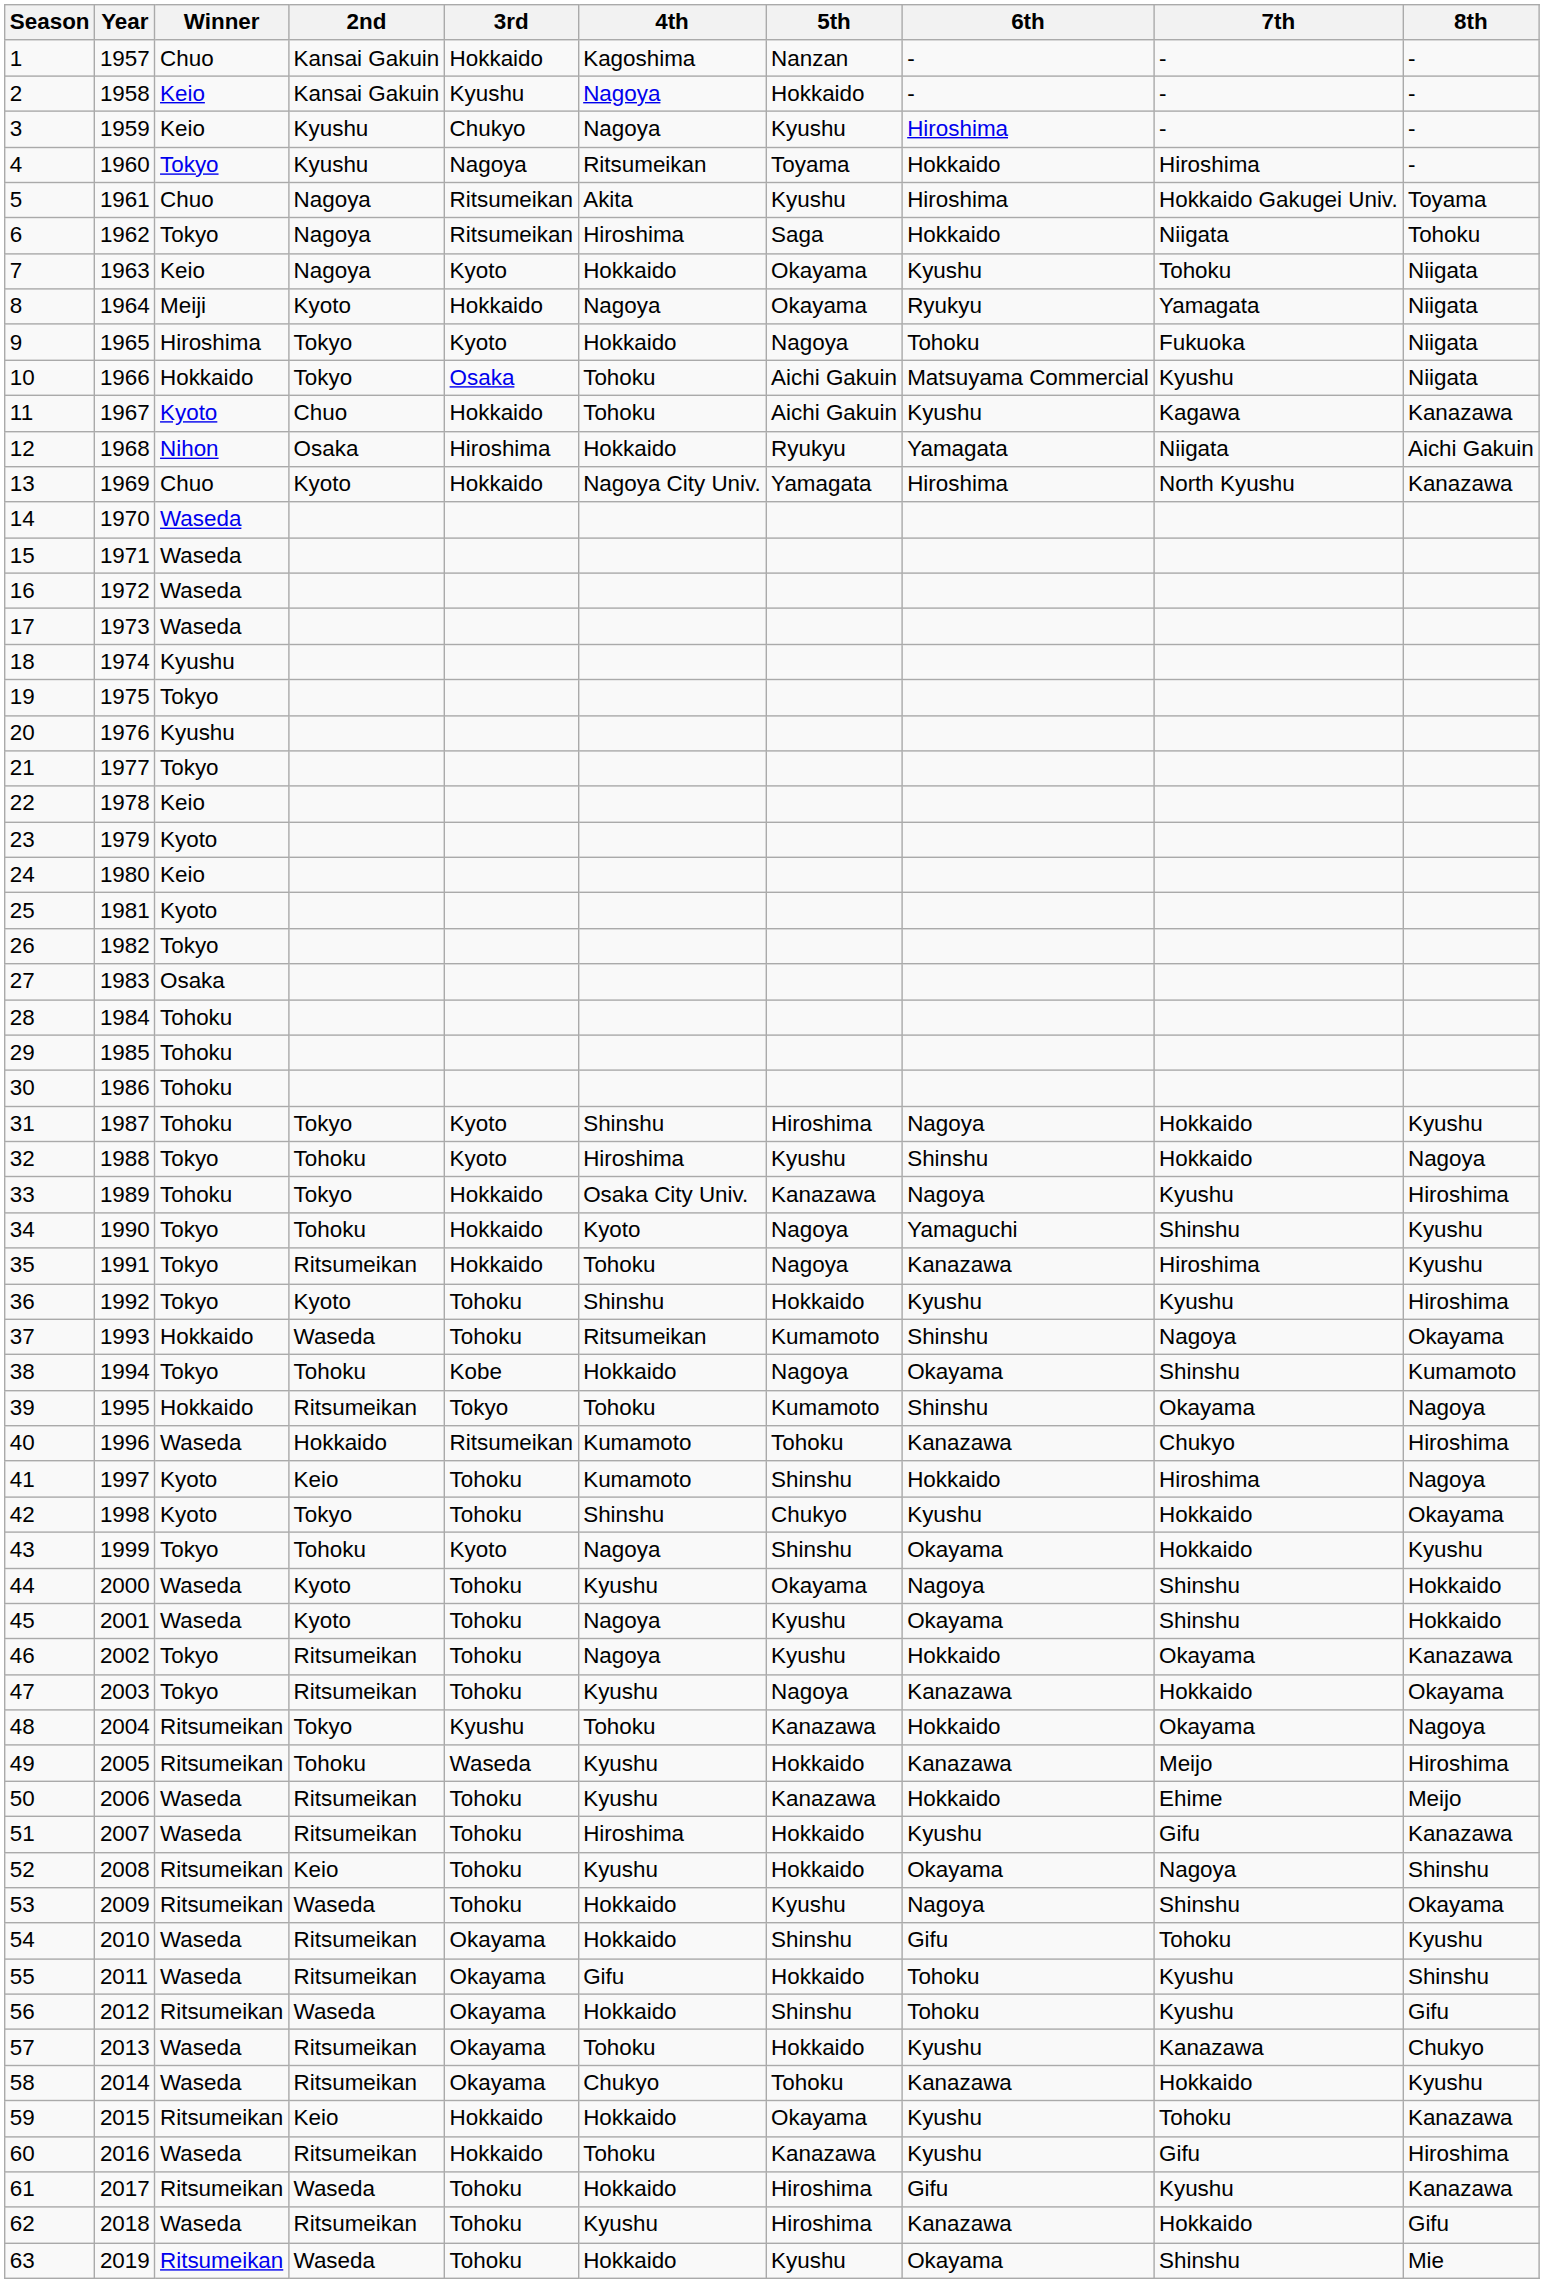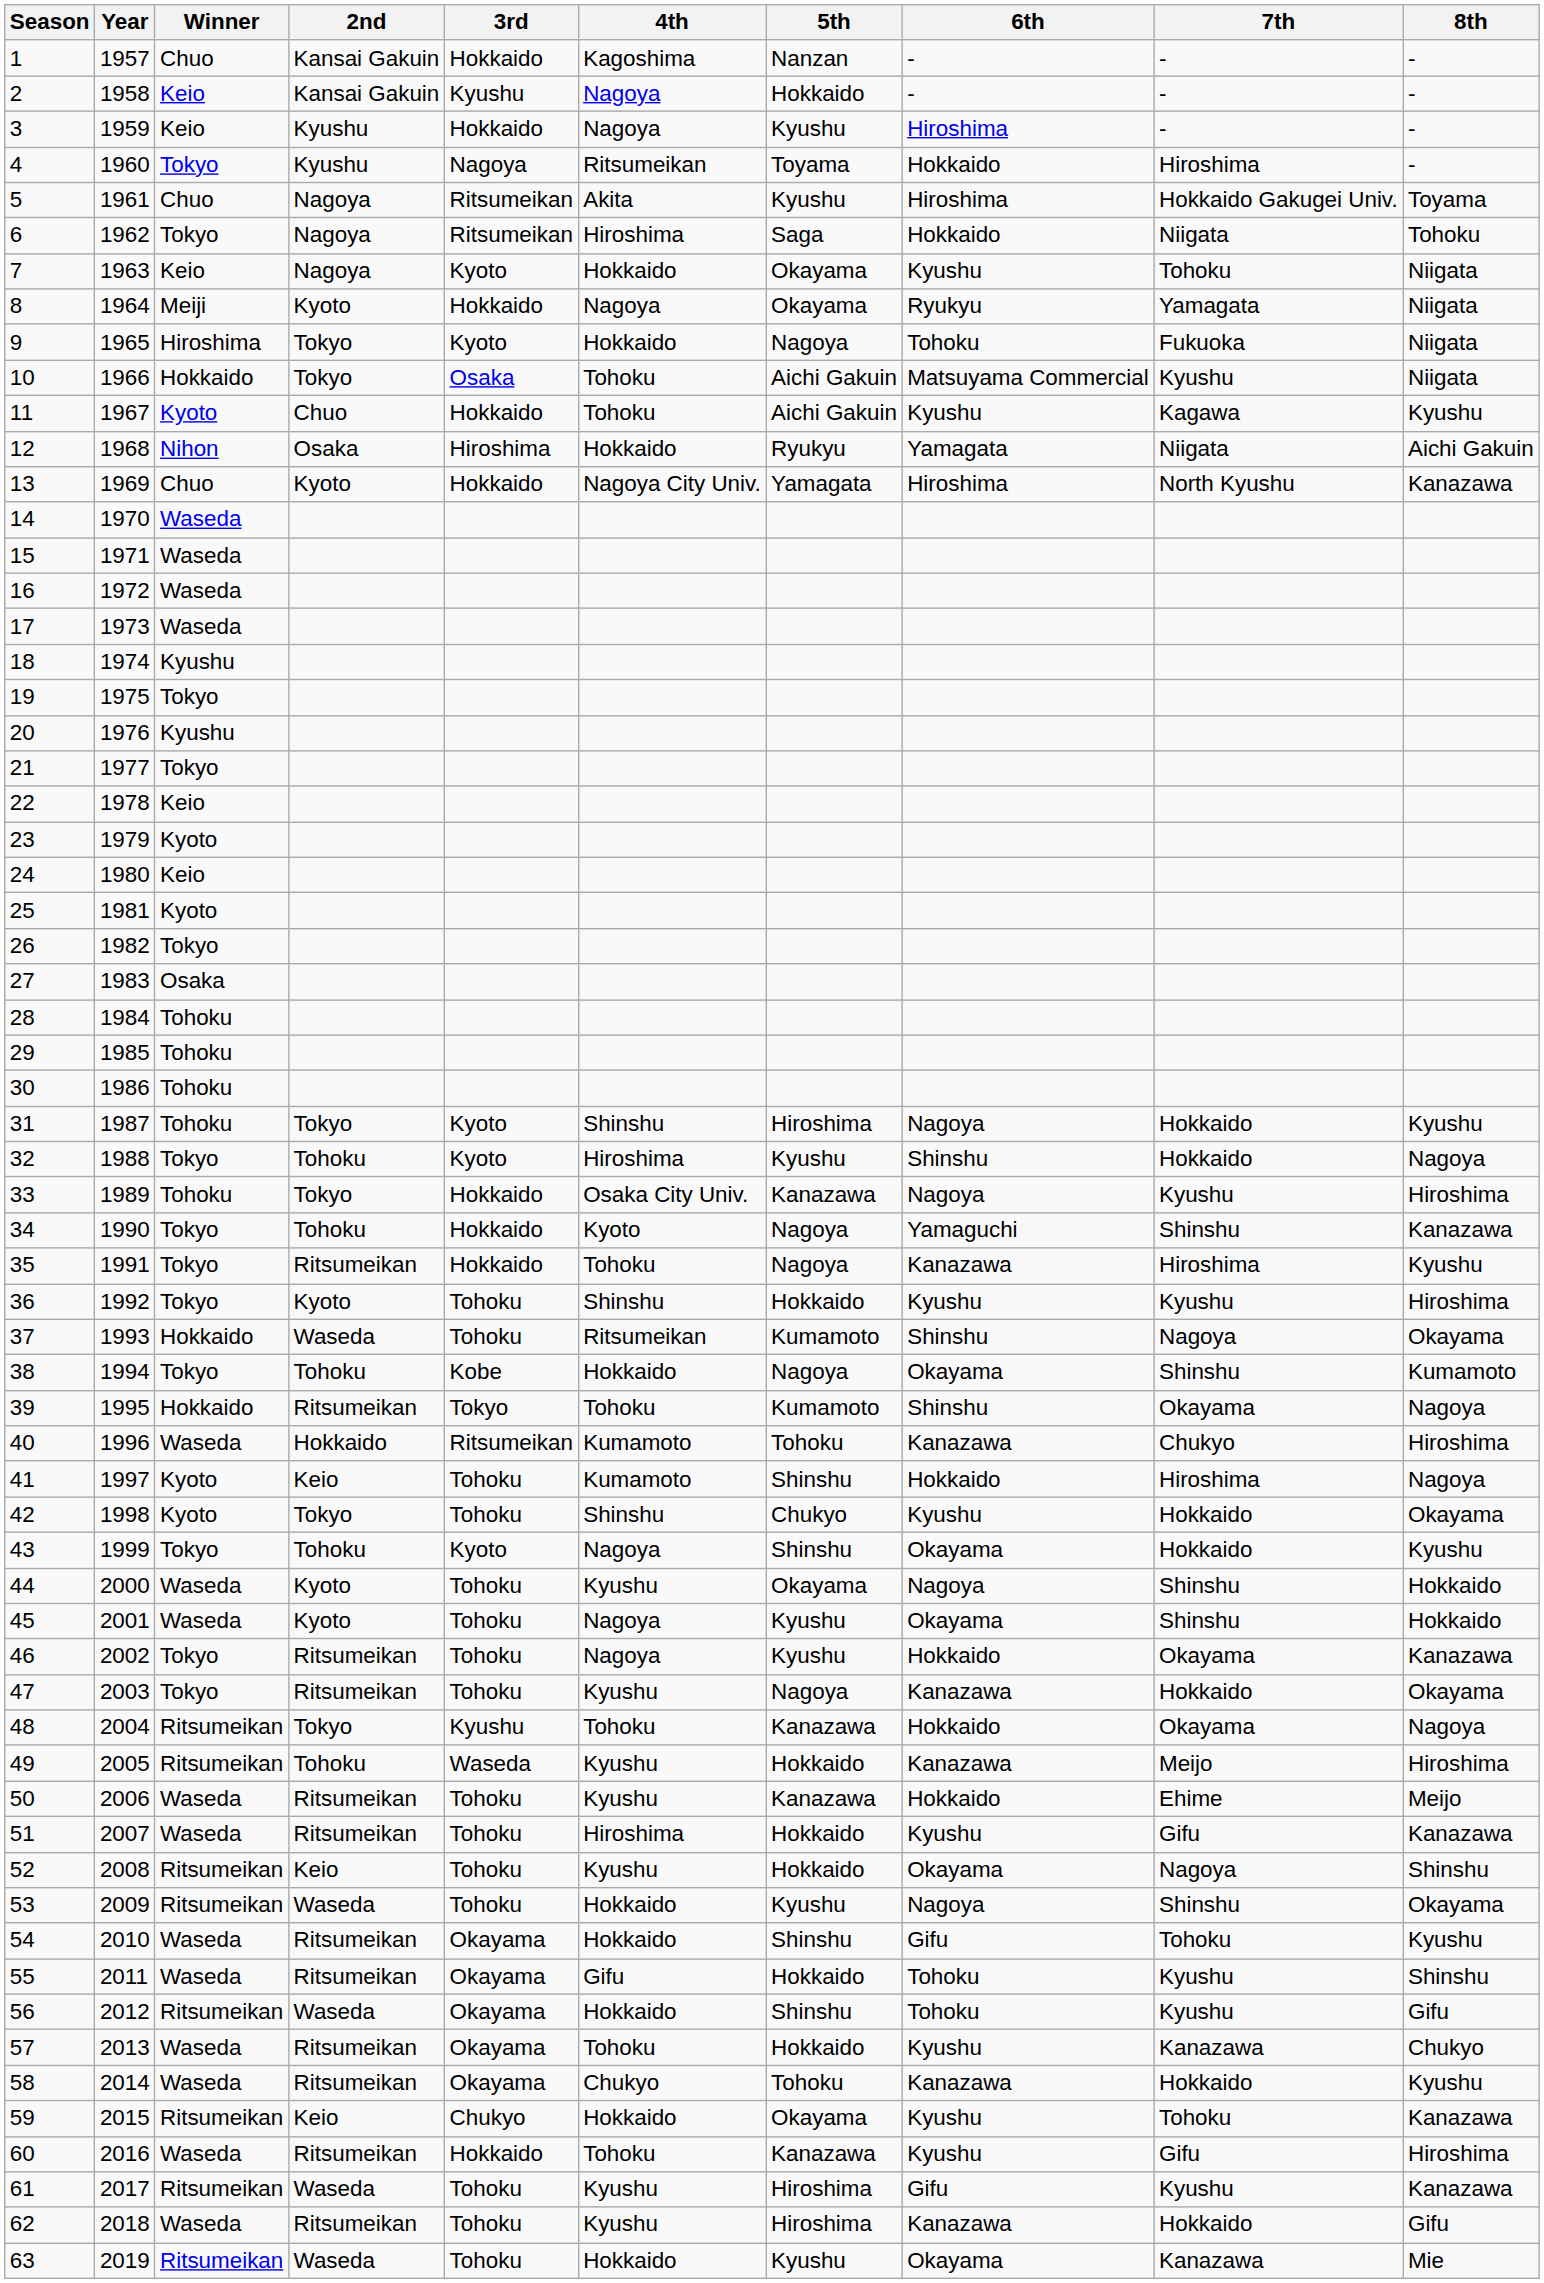(488, 128) Chukyo -> (496, 128) Hokkaido
(1460, 413) Kanazawa -> (1445, 413) Kyushu
(1445, 1230) Kyushu -> (1460, 1230) Kanazawa
(496, 2118) Hokkaido -> (488, 2118) Chukyo
(630, 2189) Hokkaido -> (621, 2189) Kyushu
(1199, 2260) Shinshu -> (1211, 2260) Kanazawa
